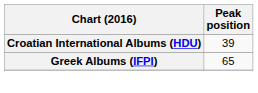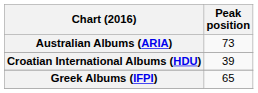+ row: (104, 43)
